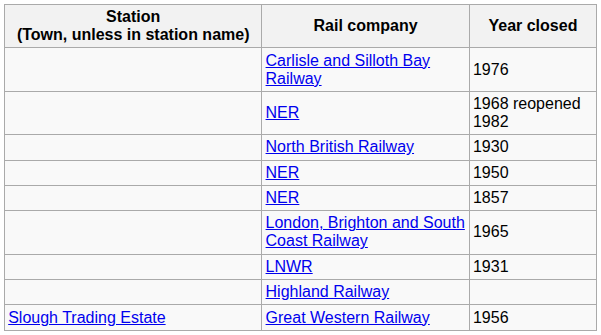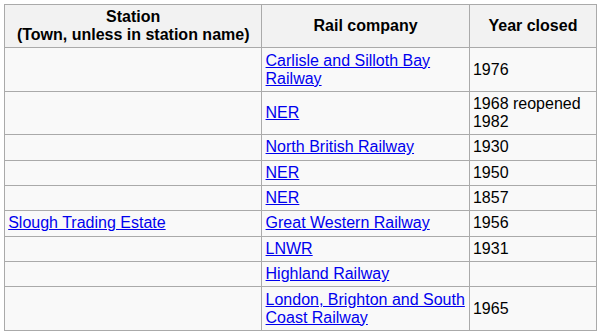rows swapped: (491, 232) <-> (491, 317)
